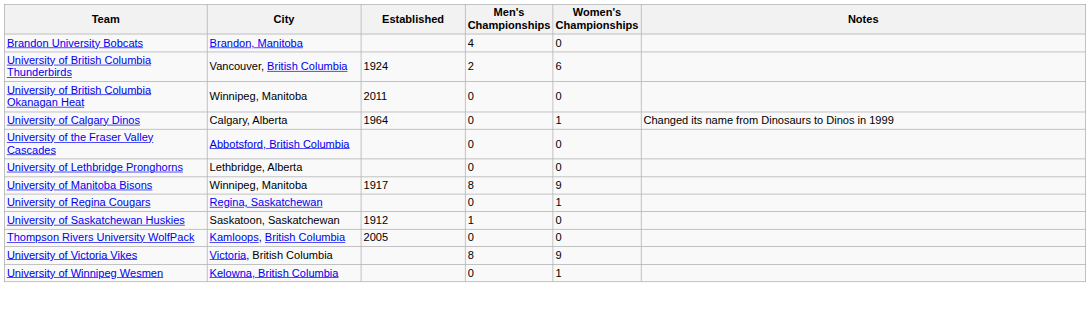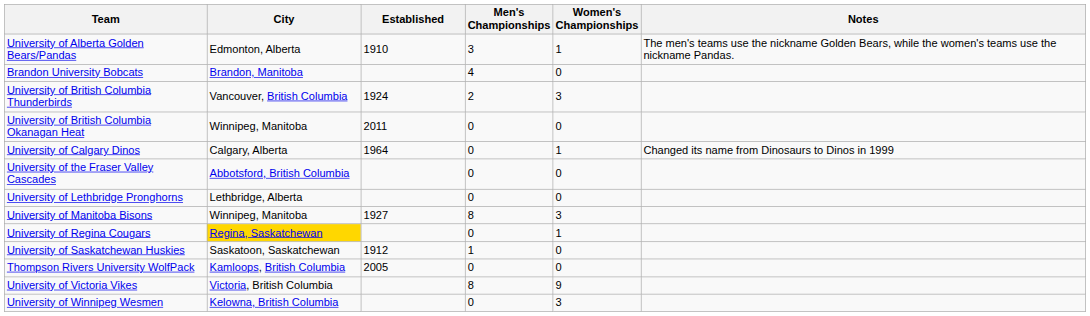+ row: (75, 49)
(559, 66) 6 -> (559, 96) 3
(376, 185) 1917 -> (376, 215) 1927
(559, 185) 9 -> (559, 215) 3
(266, 203) no background -> (266, 232) gold background
(559, 273) 1 -> (559, 302) 3
